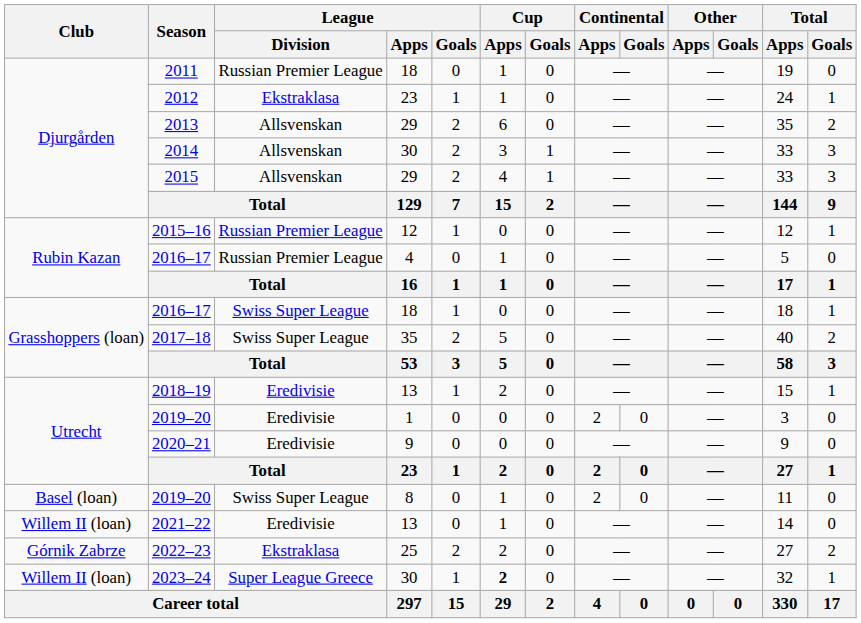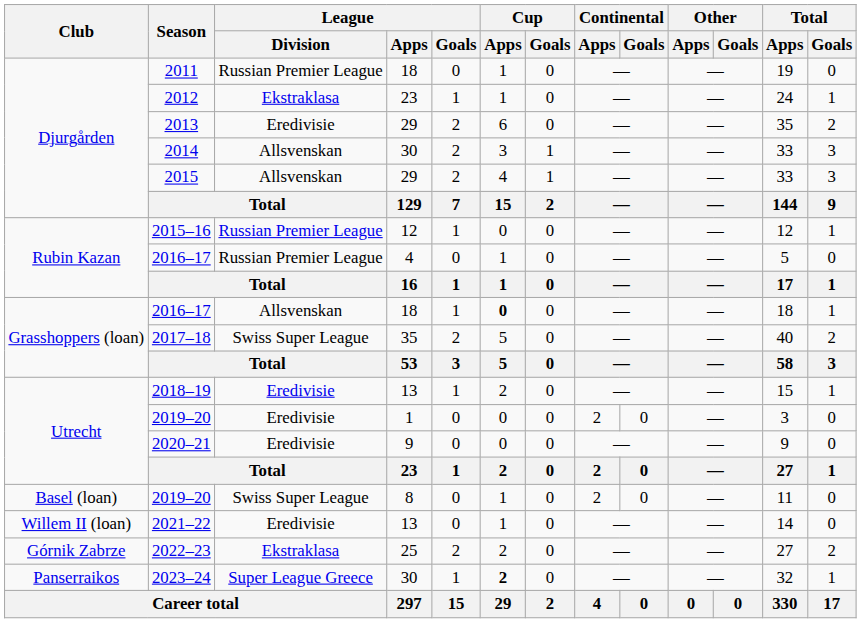(301, 124) Allsvenskan -> (301, 124) Eredivisie
(301, 310) Swiss Super League -> (301, 310) Allsvenskan
(503, 310) normal -> (503, 310) bold
(76, 577) Willem II (loan) -> (76, 577) Panserraikos
